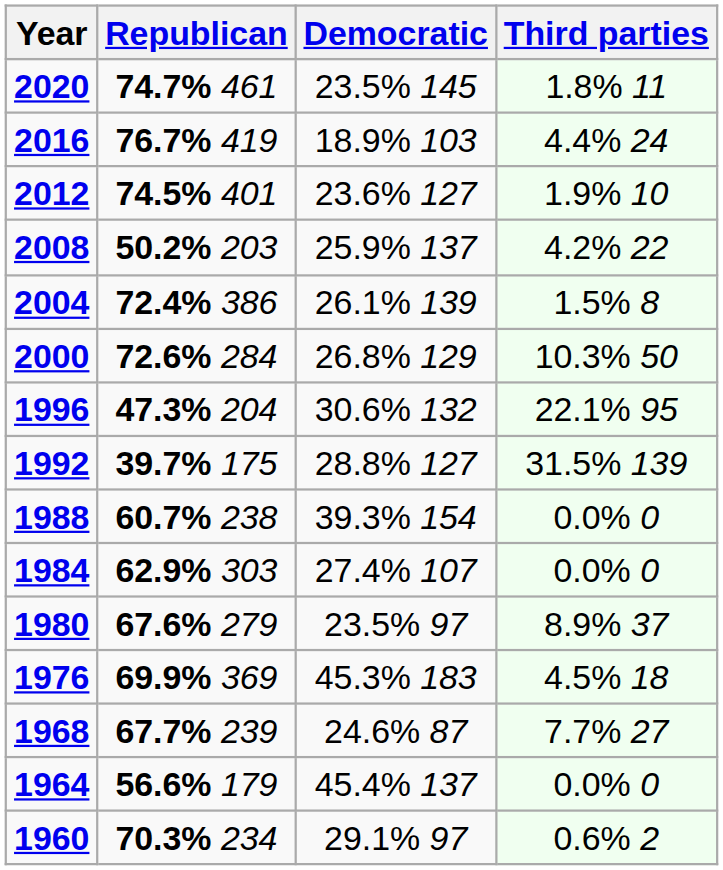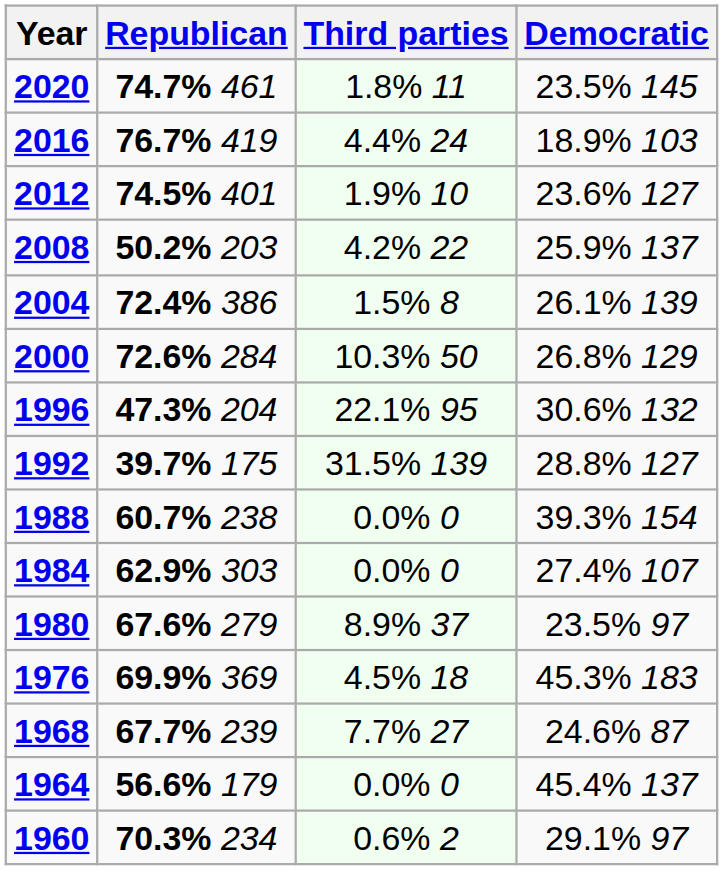columns swapped: (396, 33) <-> (606, 33)
